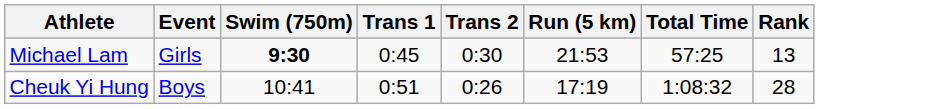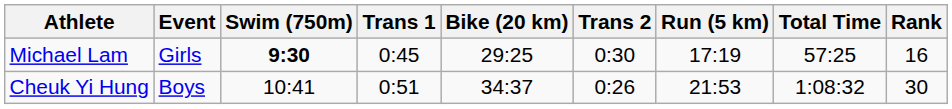+ column: (507, 22)
(582, 55) 21:53 -> (715, 55) 17:19
(784, 55) 13 -> (916, 55) 16
(582, 88) 17:19 -> (715, 88) 21:53
(784, 88) 28 -> (916, 88) 30
